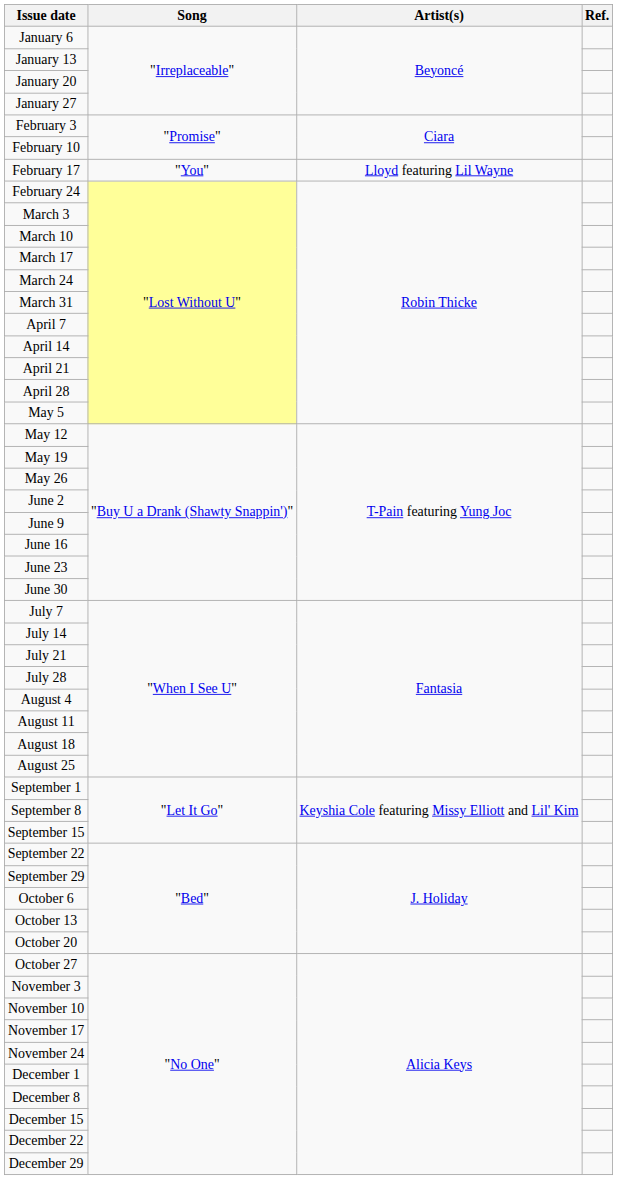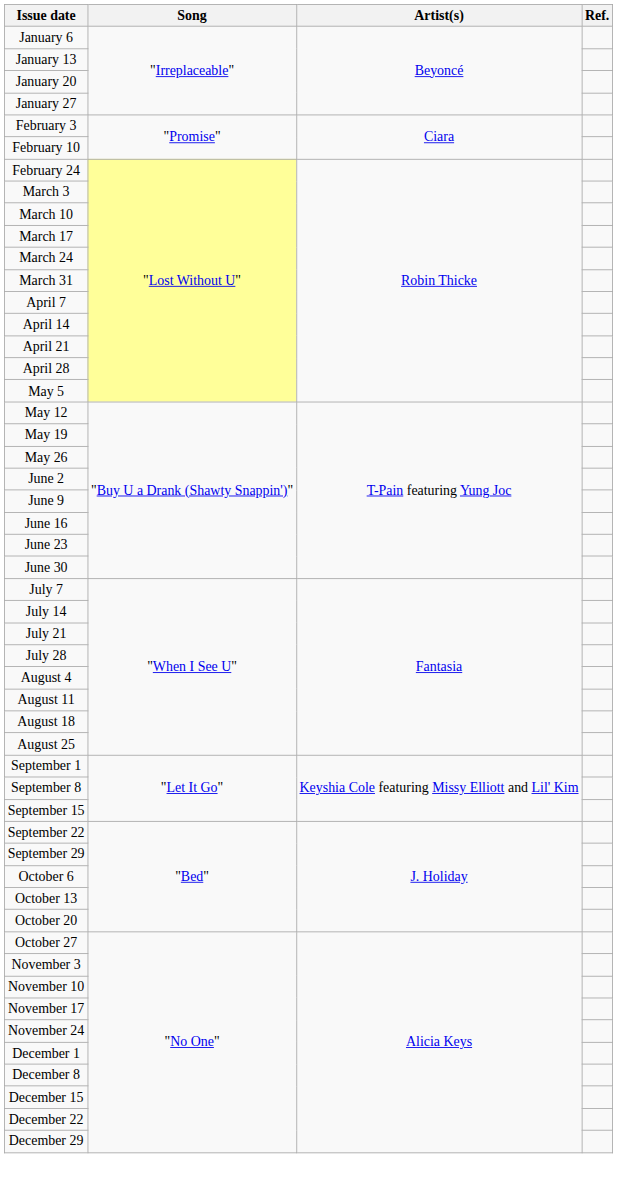- row: (46, 170)
